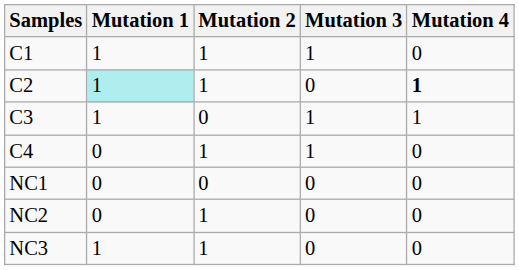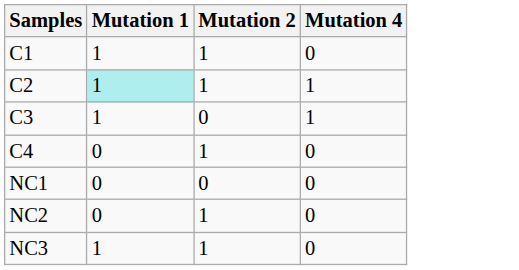- column: (354, 20)
(417, 85) bold -> (310, 85) normal
